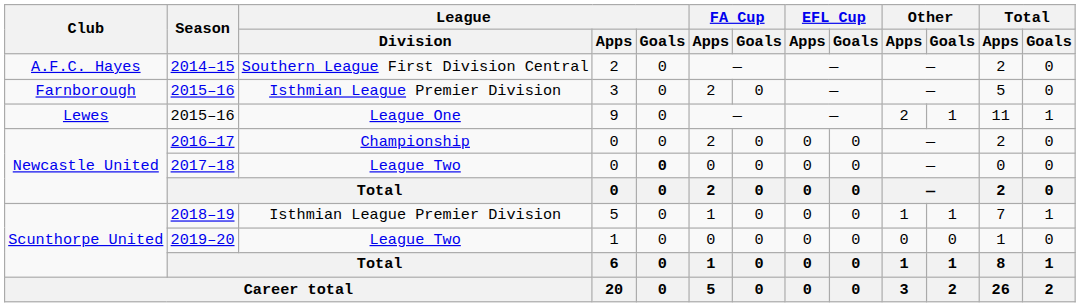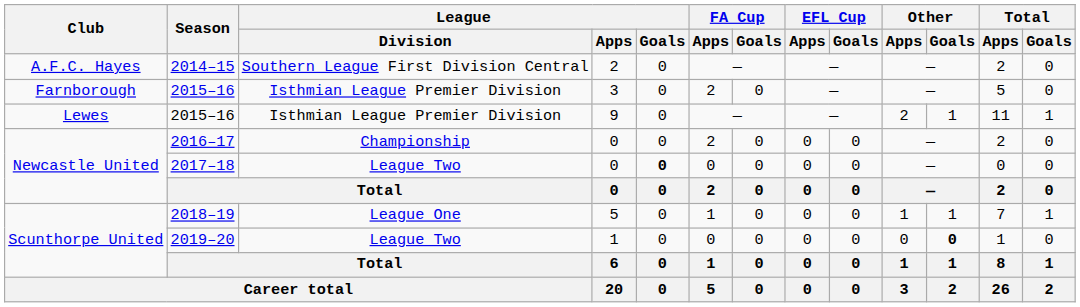(415, 116) League One -> (415, 116) Isthmian League Premier Division
(415, 215) Isthmian League Premier Division -> (415, 215) League One
(952, 240) normal -> (952, 240) bold
